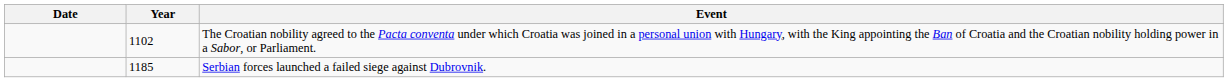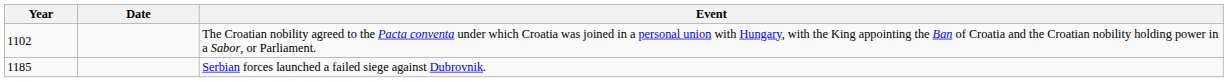columns swapped: (163, 14) <-> (65, 14)
